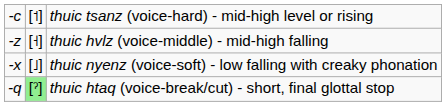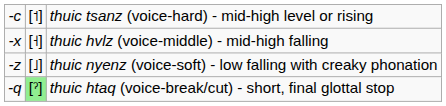(15, 40) -z -> (15, 40) -x
(15, 64) -x -> (15, 64) -z
